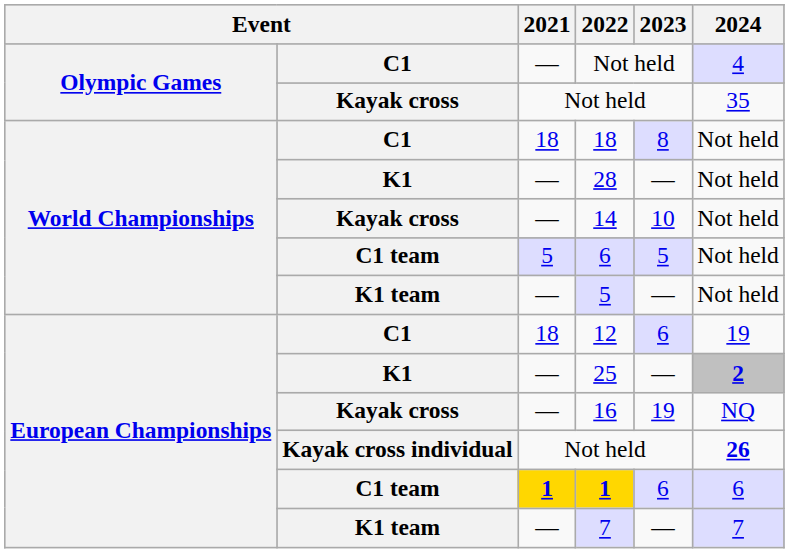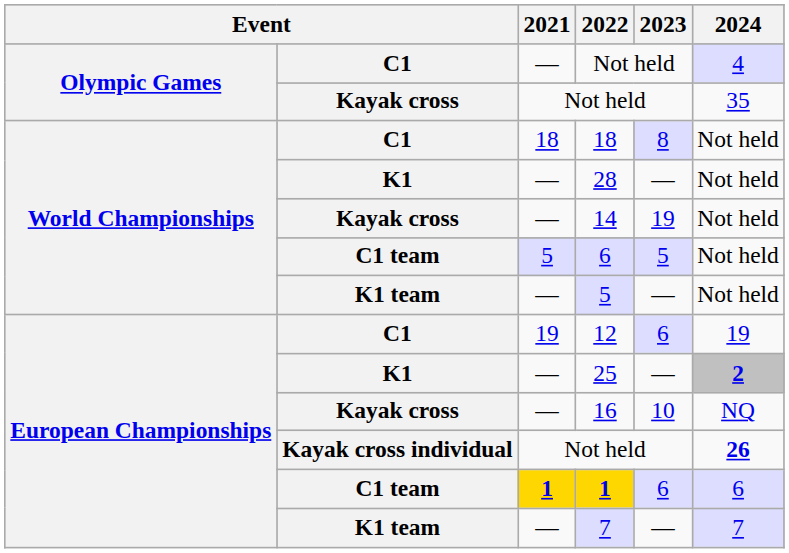(663, 217) 10 -> (663, 217) 19
(547, 333) 18 -> (547, 333) 19
(663, 411) 19 -> (663, 411) 10
